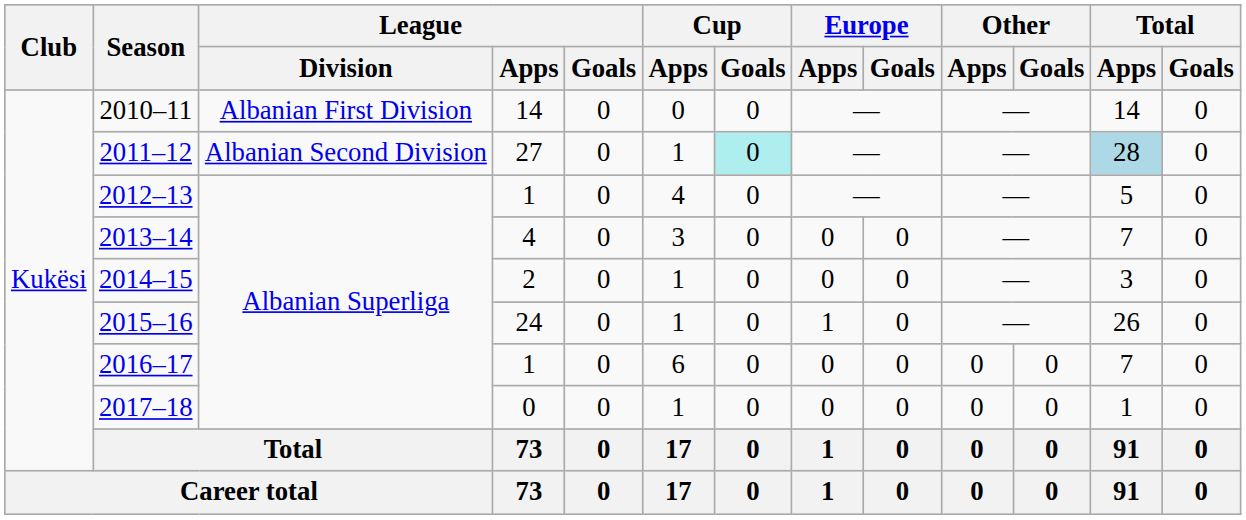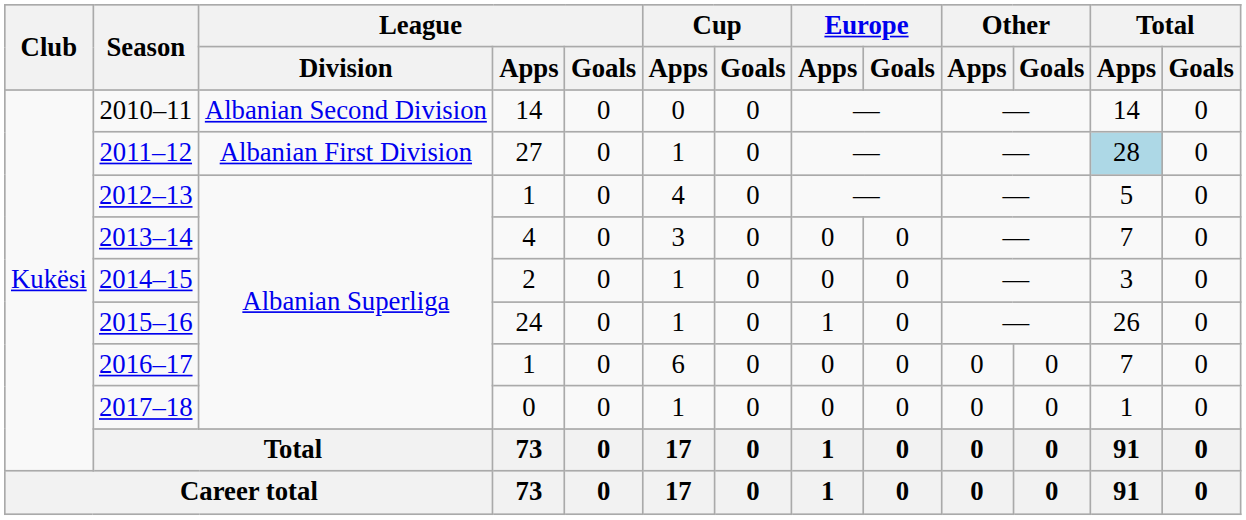(346, 110) Albanian First Division -> (346, 110) Albanian Second Division
(346, 152) Albanian Second Division -> (346, 152) Albanian First Division
(753, 152) paleturquoise background -> (753, 152) no background
